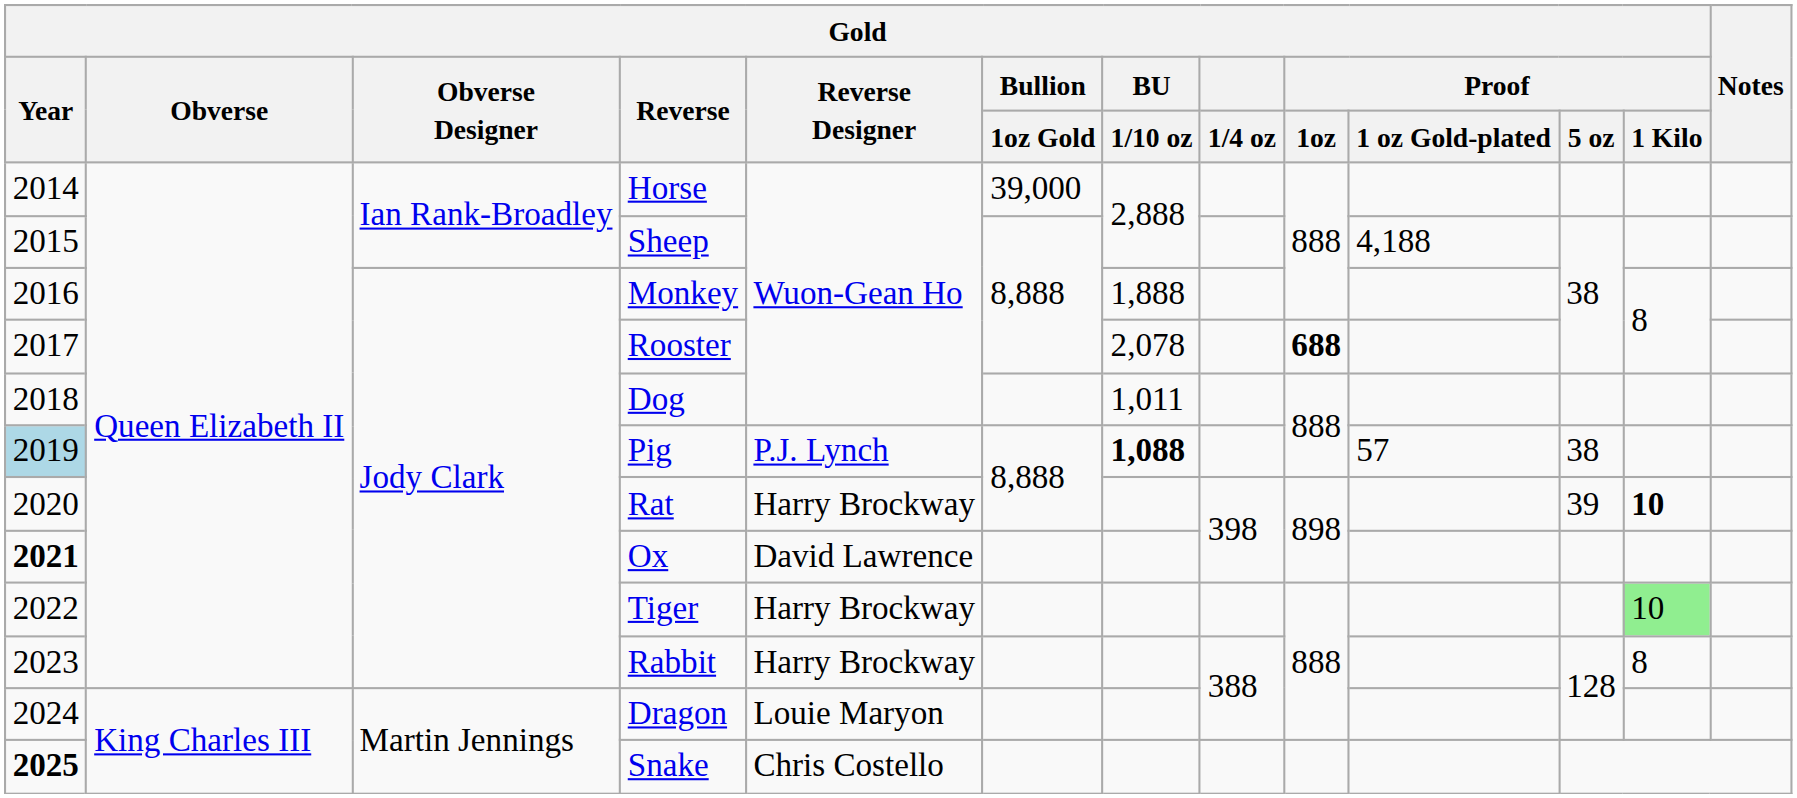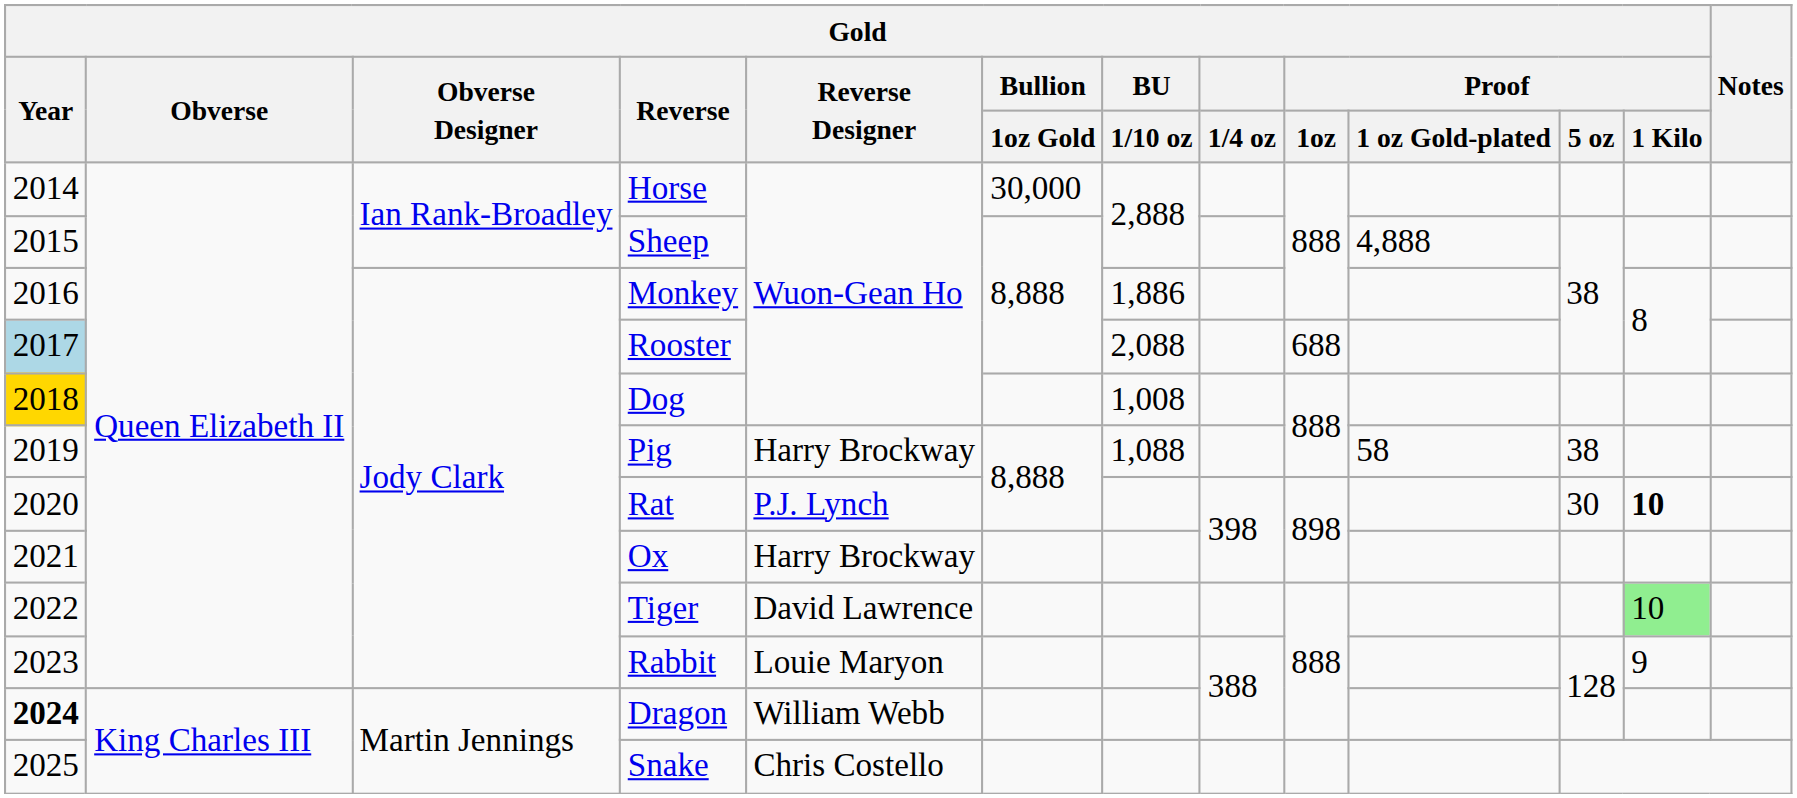(1036, 188) 39,000 -> (1036, 188) 30,000
(1394, 240) 4,188 -> (1394, 240) 4,888
(1148, 293) 1,888 -> (1148, 293) 1,886
(46, 345) no background -> (46, 345) lightblue background
(1148, 345) 2,078 -> (1148, 345) 2,088
(1316, 345) bold -> (1316, 345) normal
(46, 398) no background -> (46, 398) gold background
(1147, 398) 1,011 -> (1148, 398) 1,008
(46, 450) lightblue background -> (46, 450) no background
(821, 450) P.J. Lynch -> (864, 450) Harry Brockway
(1148, 450) bold -> (1148, 450) normal
(1373, 450) 57 -> (1373, 450) 58
(864, 503) Harry Brockway -> (821, 503) P.J. Lynch
(1583, 503) 39 -> (1583, 503) 30
(46, 556) bold -> (46, 556) normal
(863, 556) David Lawrence -> (864, 556) Harry Brockway
(864, 608) Harry Brockway -> (863, 608) David Lawrence
(864, 661) Harry Brockway -> (849, 661) Louie Maryon
(1639, 661) 8 -> (1639, 661) 9
(46, 713) normal -> (46, 713) bold
(849, 713) Louie Maryon -> (849, 713) William Webb
(46, 766) bold -> (46, 766) normal
